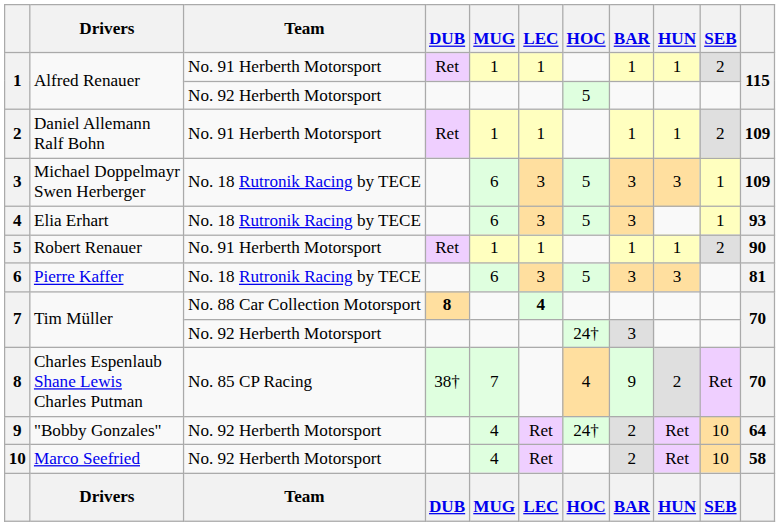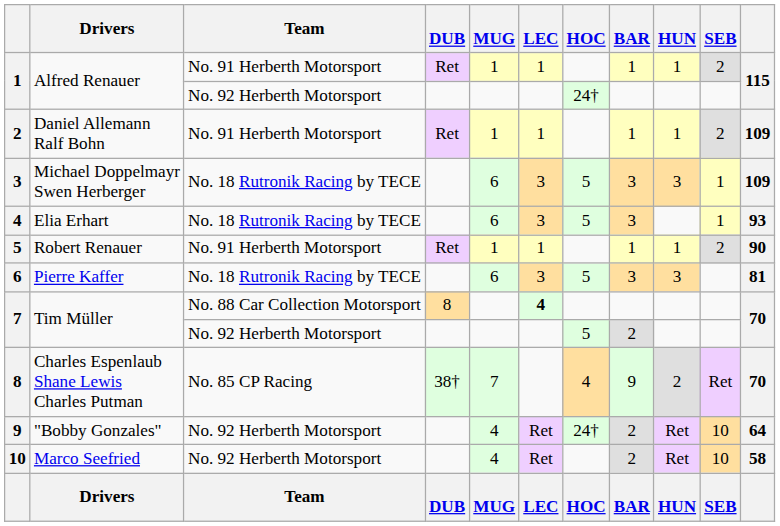(586, 94) 5 -> (586, 94) 24†
(447, 304) bold -> (447, 304) normal
(586, 333) 24† -> (586, 333) 5
(632, 333) 3 -> (632, 333) 2
